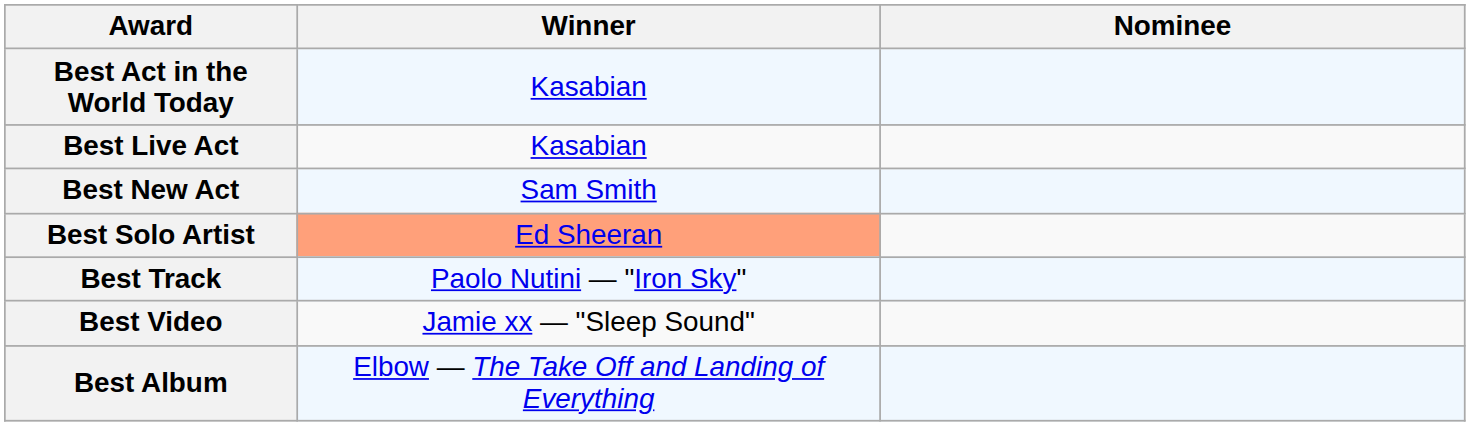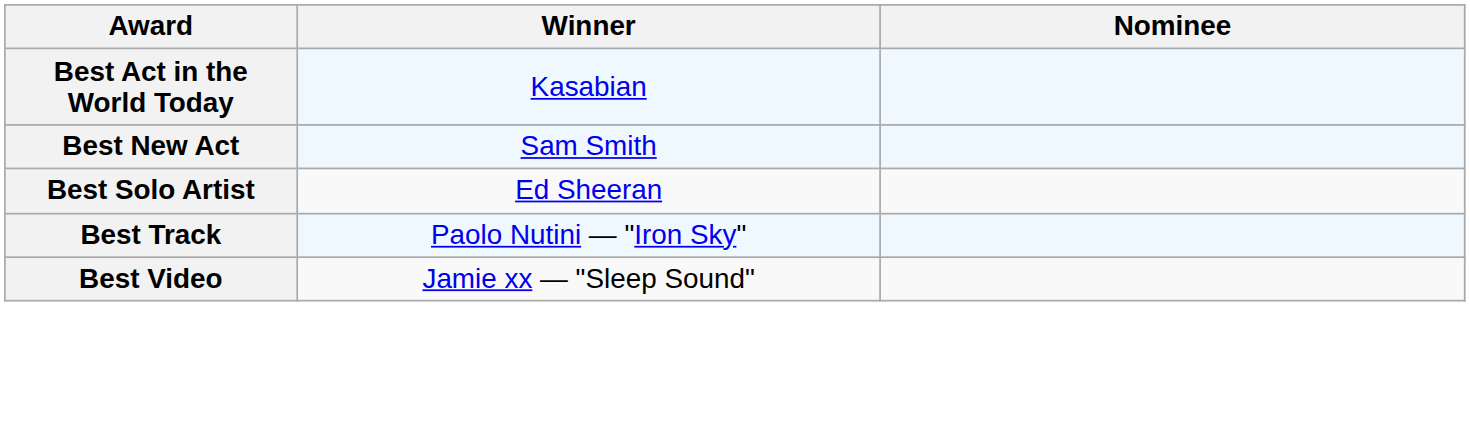- row: (151, 146)
(589, 234) lightsalmon background -> (589, 190) no background
- row: (151, 382)
